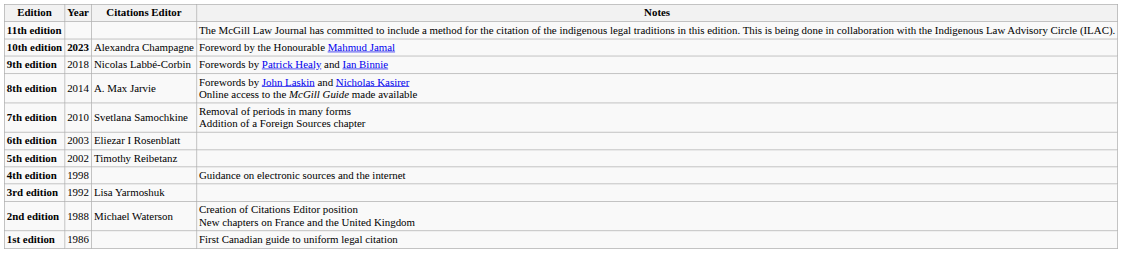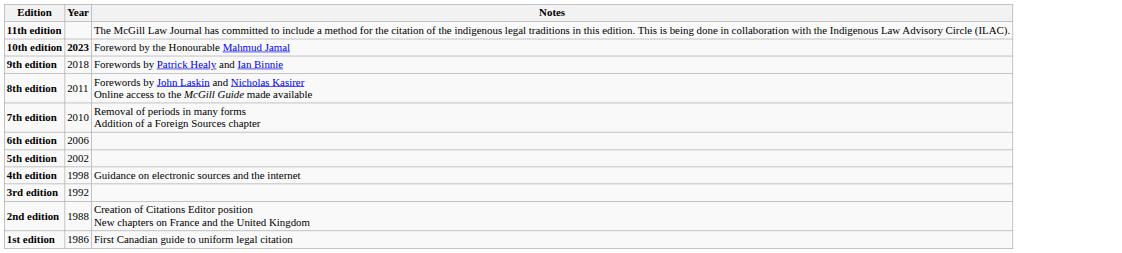- column: (144, 13)
(78, 88) 2014 -> (78, 88) 2011
(78, 141) 2003 -> (78, 141) 2006
